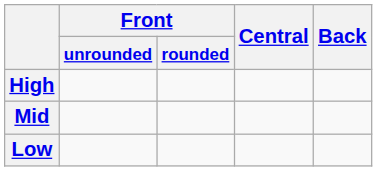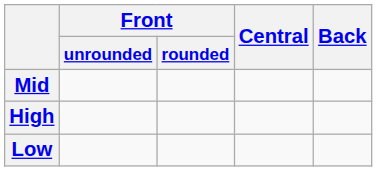rows swapped: (32, 85) <-> (32, 117)
